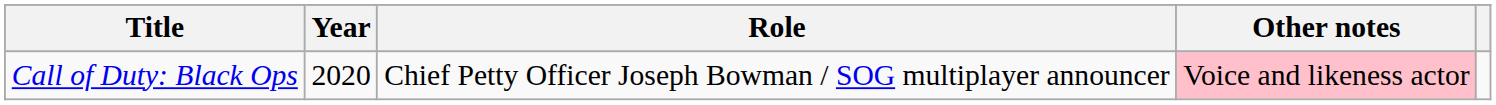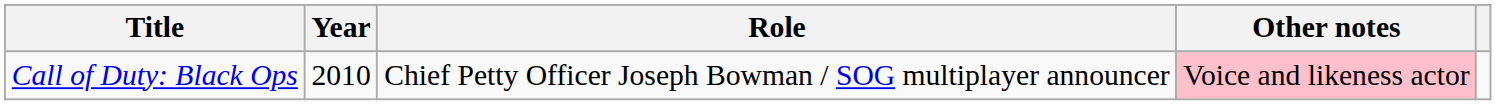(341, 74) 2020 -> (341, 74) 2010
